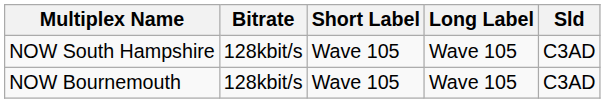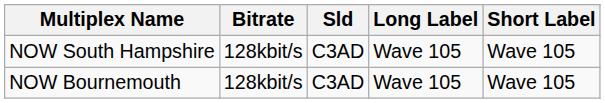columns swapped: (366, 20) <-> (569, 20)
